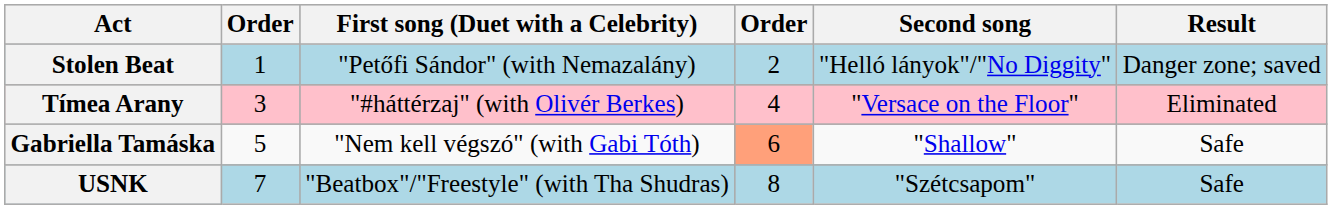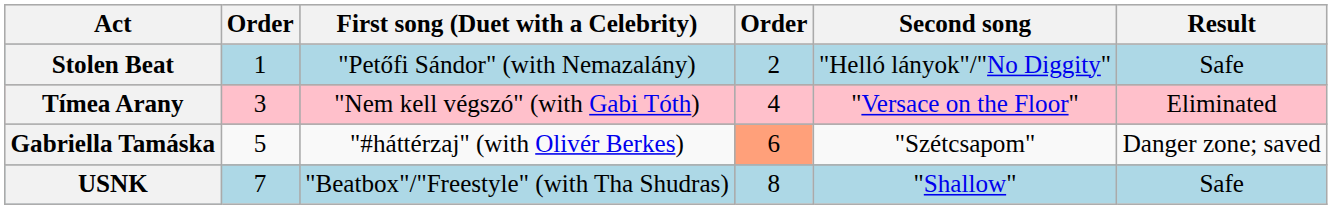(1222, 64) Danger zone; saved -> (1222, 64) Safe
(517, 104) "#háttérzaj" (with Olivér Berkes) -> (517, 104) "Nem kell végszó" (with Gabi Tóth)
(517, 143) "Nem kell végszó" (with Gabi Tóth) -> (517, 143) "#háttérzaj" (with Olivér Berkes)
(965, 143) "Shallow" -> (965, 143) "Szétcsapom"
(1222, 143) Safe -> (1222, 143) Danger zone; saved
(965, 183) "Szétcsapom" -> (965, 183) "Shallow"
